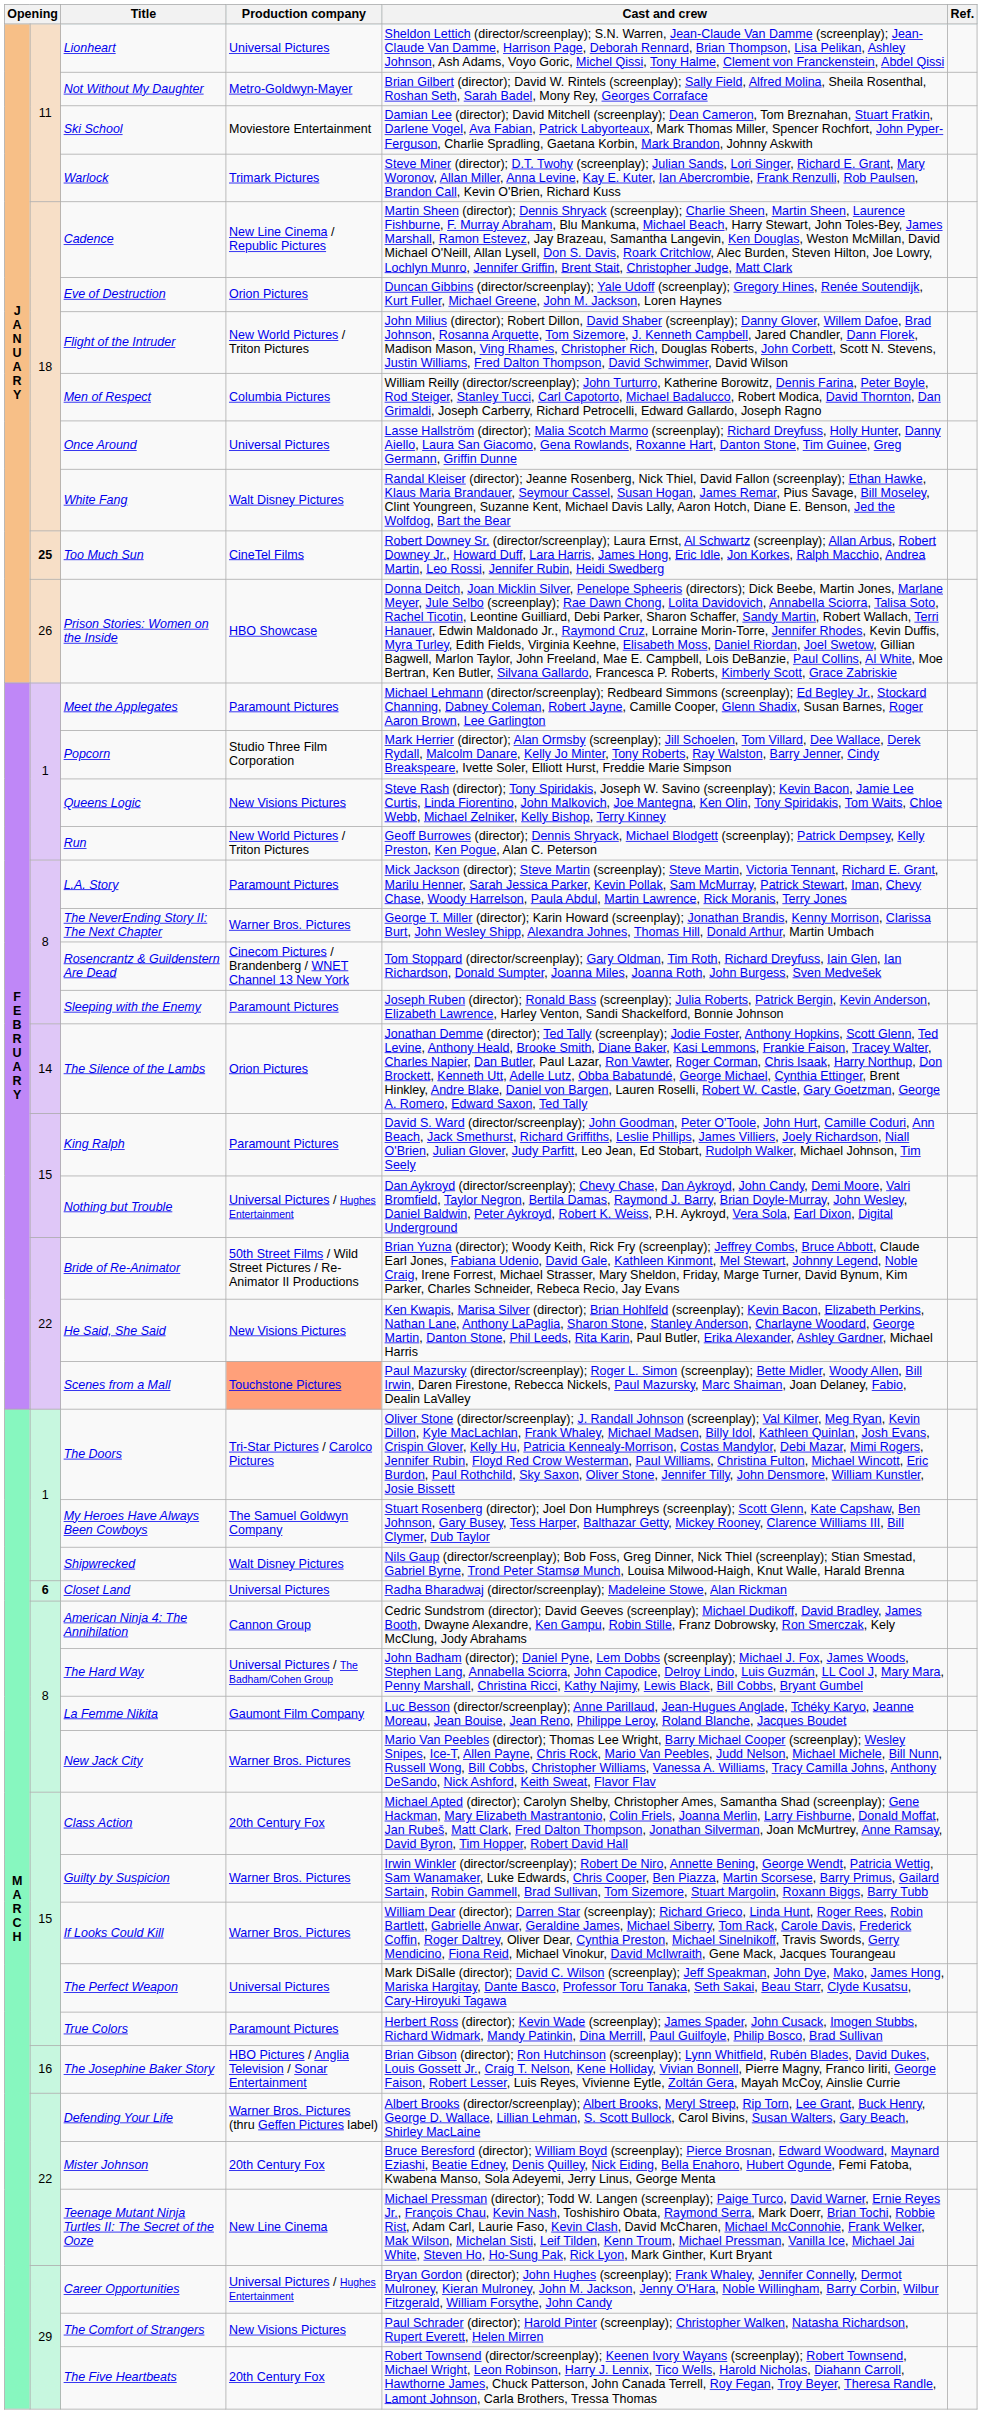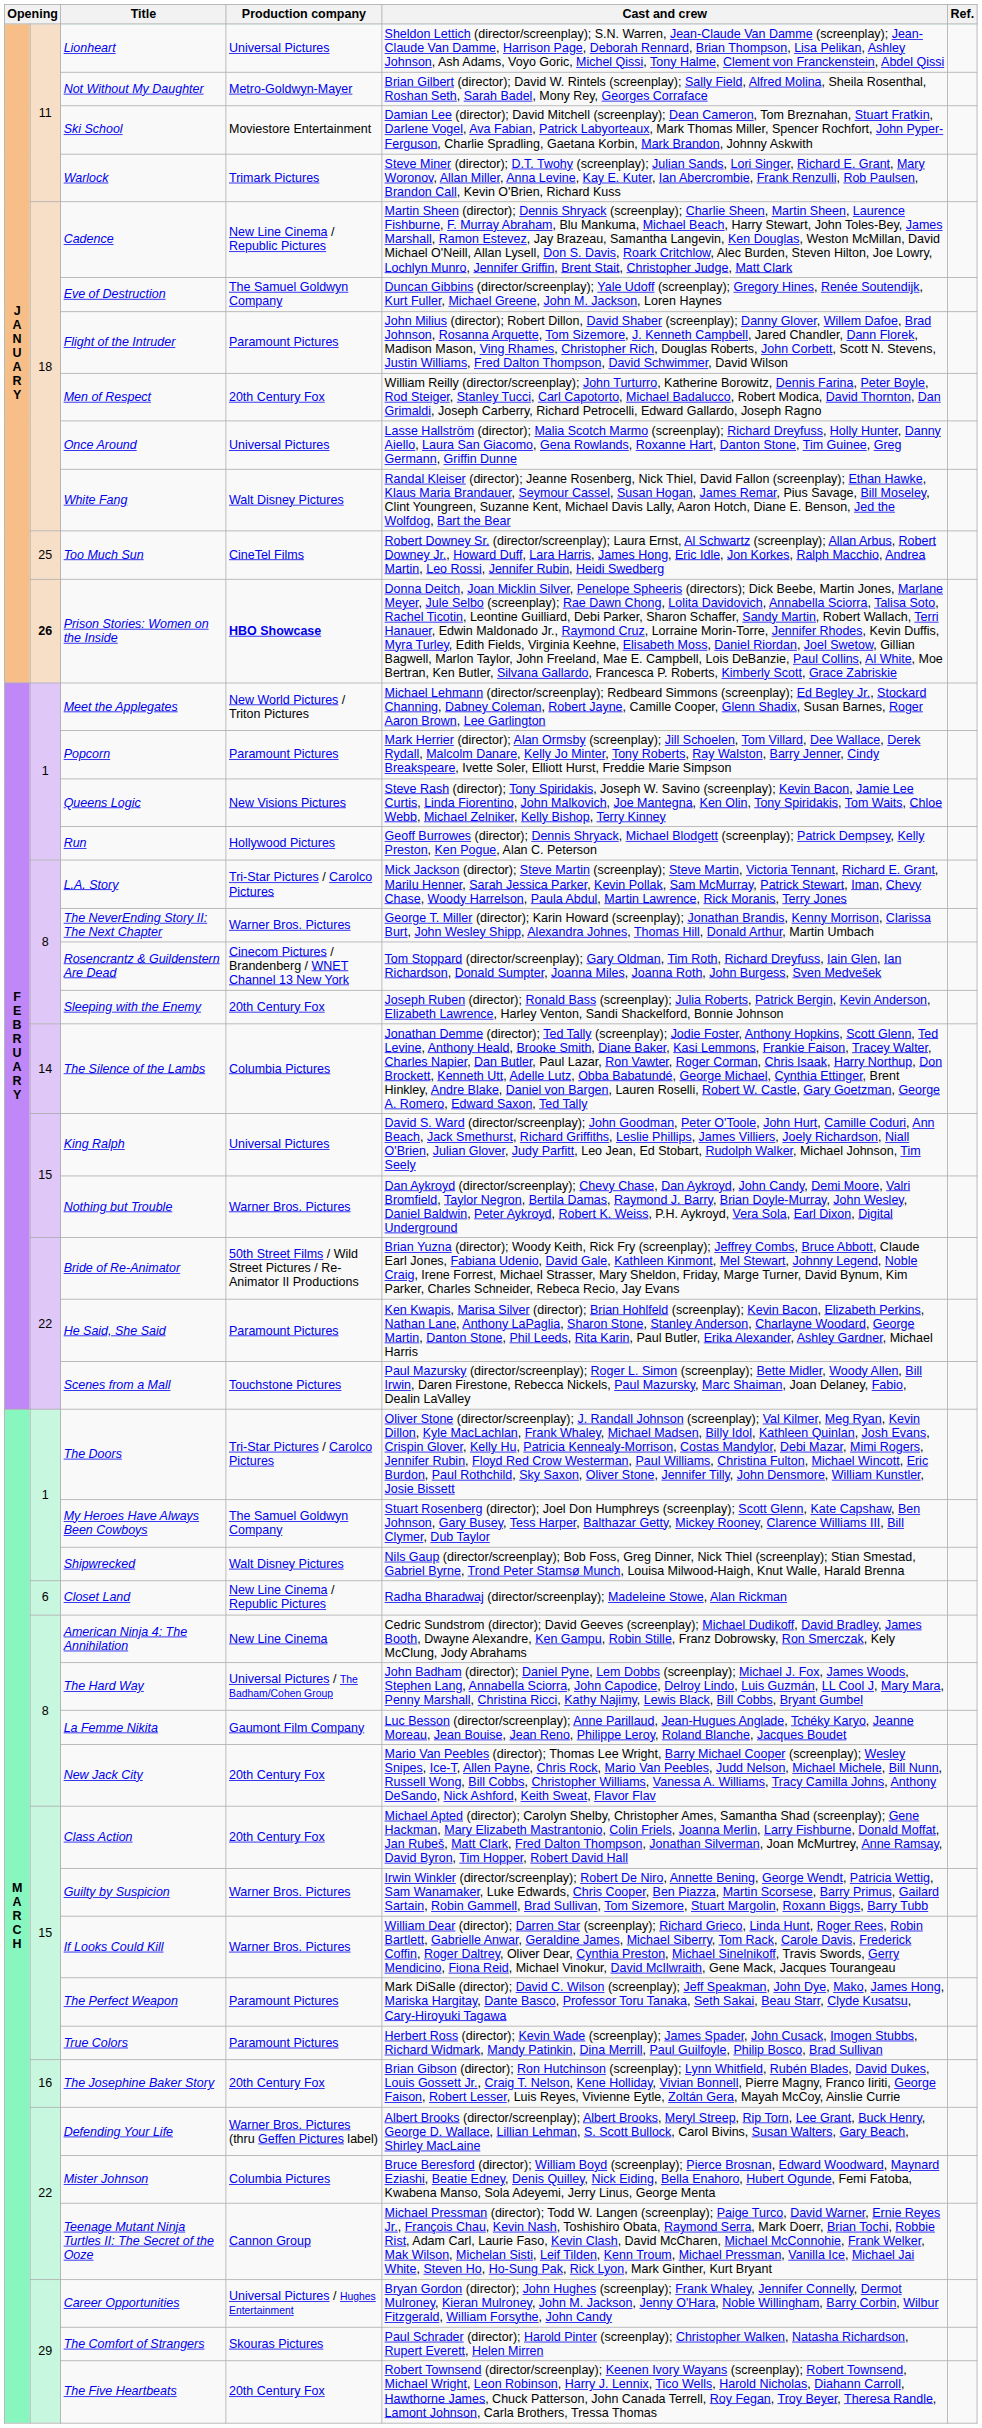(269, 294) Orion Pictures -> (289, 294) The Samuel Goldwyn Company
(287, 342) New World Pictures / Triton Pictures -> (284, 342) Paramount Pictures
(280, 397) Columbia Pictures -> (277, 397) 20th Century Fox
(45, 555) bold -> (45, 555) normal
(45, 630) normal -> (45, 630) bold
(273, 630) normal -> (275, 630) bold
(284, 706) Paramount Pictures -> (287, 706) New World Pictures / Triton Pictures
(278, 754) Studio Three Film Corporation -> (284, 754) Paramount Pictures
(287, 843) New World Pictures / Triton Pictures -> (282, 843) Hollywood Pictures
(284, 884) Paramount Pictures -> (301, 884) Tri-Star Pictures / Carolco Pictures
(284, 1006) Paramount Pictures -> (277, 1006) 20th Century Fox
(269, 1068) Orion Pictures -> (280, 1068) Columbia Pictures
(284, 1144) Paramount Pictures -> (279, 1144) Universal Pictures
(302, 1206) Universal Pictures / Hughes Entertainment -> (290, 1206) Warner Bros. Pictures
(287, 1330) New Visions Pictures -> (284, 1330) Paramount Pictures
(285, 1385) lightsalmon background -> (285, 1385) no background
(45, 1590) bold -> (45, 1597) normal
(279, 1590) Universal Pictures -> (282, 1597) New Line Cinema / Republic Pictures
(270, 1624) Cannon Group -> (278, 1638) New Line Cinema
(290, 1761) Warner Bros. Pictures -> (277, 1775) 20th Century Fox
(279, 1987) Universal Pictures -> (284, 2002) Paramount Pictures
(289, 2069) HBO Pictures / Anglia Television / Sonar Entertainment -> (277, 2083) 20th Century Fox
(277, 2165) 20th Century Fox -> (280, 2179) Columbia Pictures
(278, 2227) New Line Cinema -> (270, 2241) Cannon Group
(287, 2330) New Visions Pictures -> (276, 2344) Skouras Pictures
